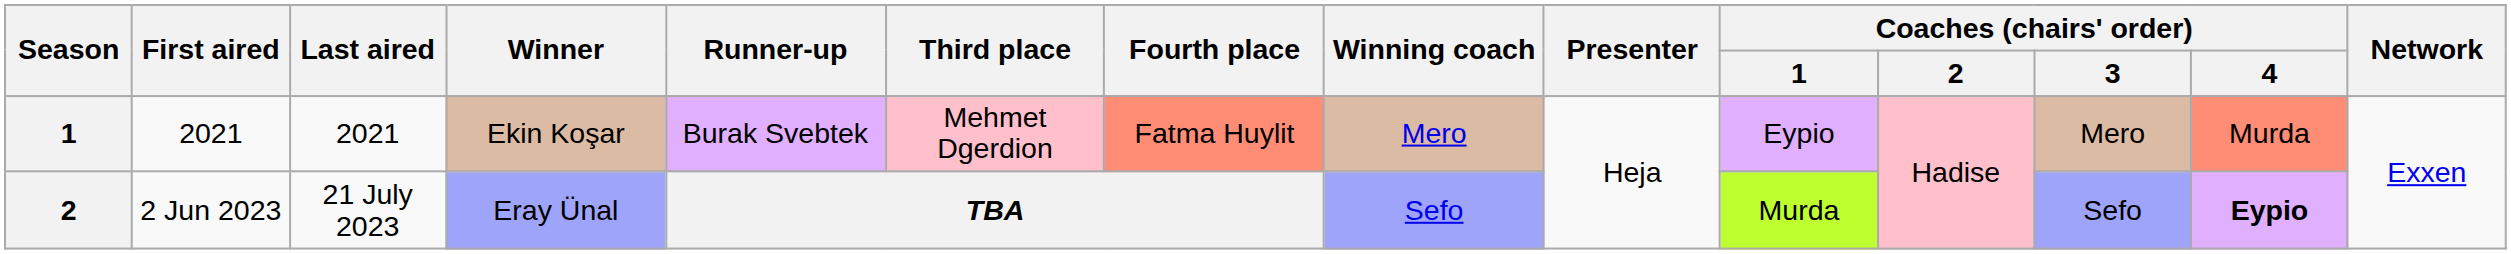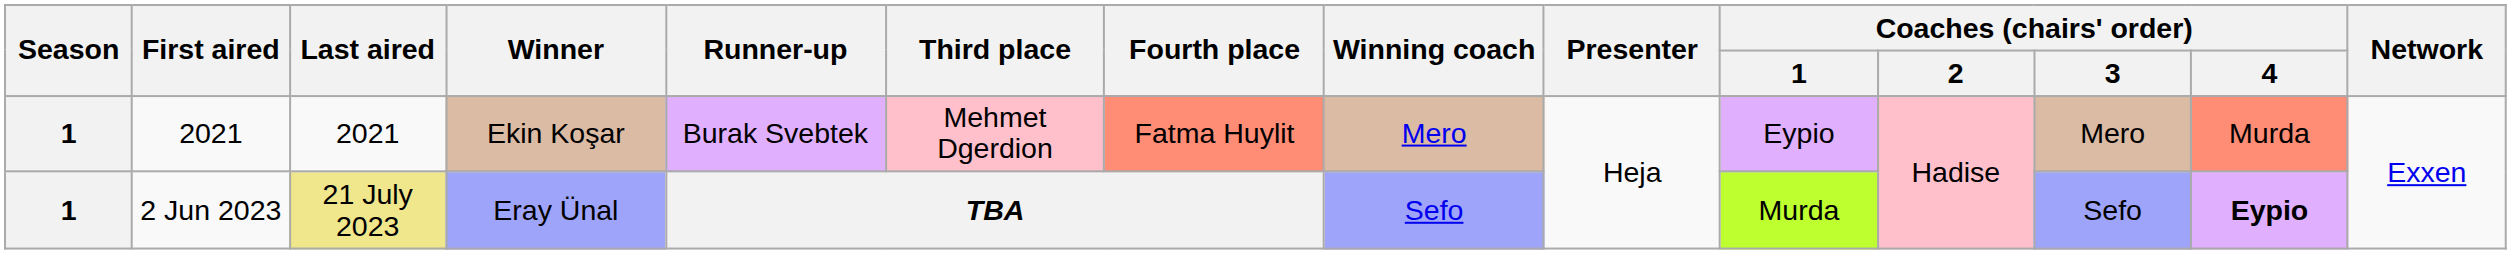(69, 211) 2 -> (69, 211) 1
(368, 211) no background -> (368, 211) khaki background
